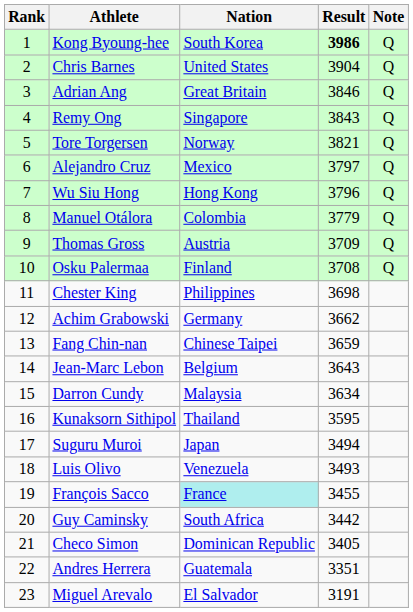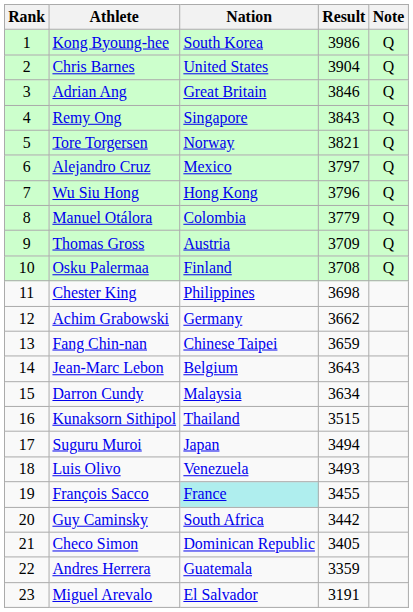(344, 42) bold -> (344, 42) normal
(344, 419) 3595 -> (344, 419) 3515
(344, 569) 3351 -> (344, 569) 3359
